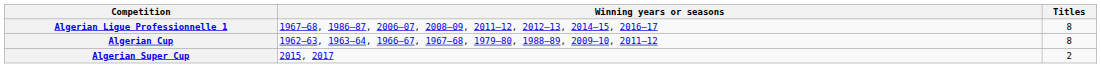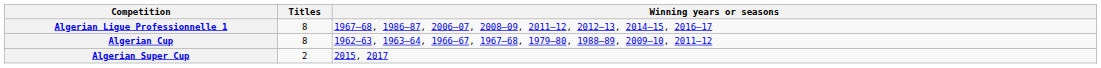columns swapped: (1069, 12) <-> (660, 12)
